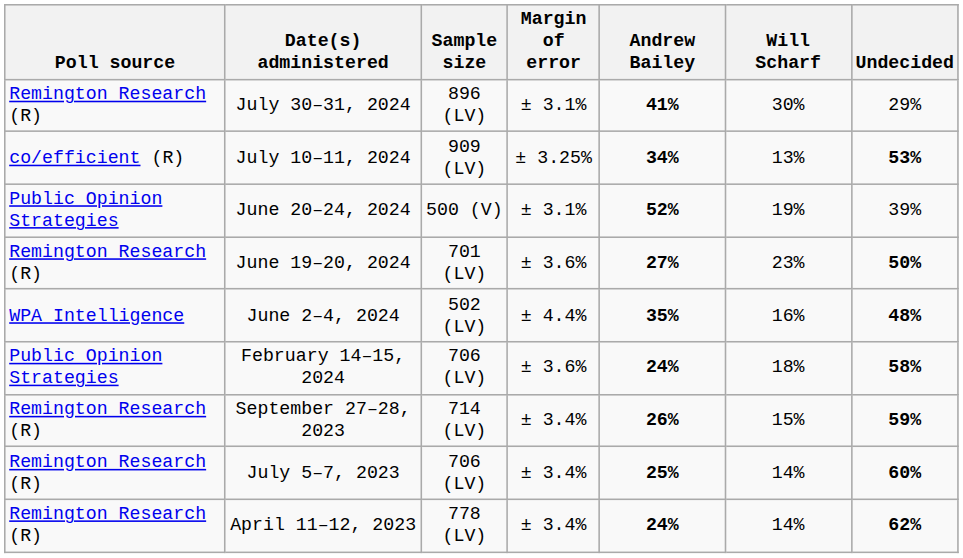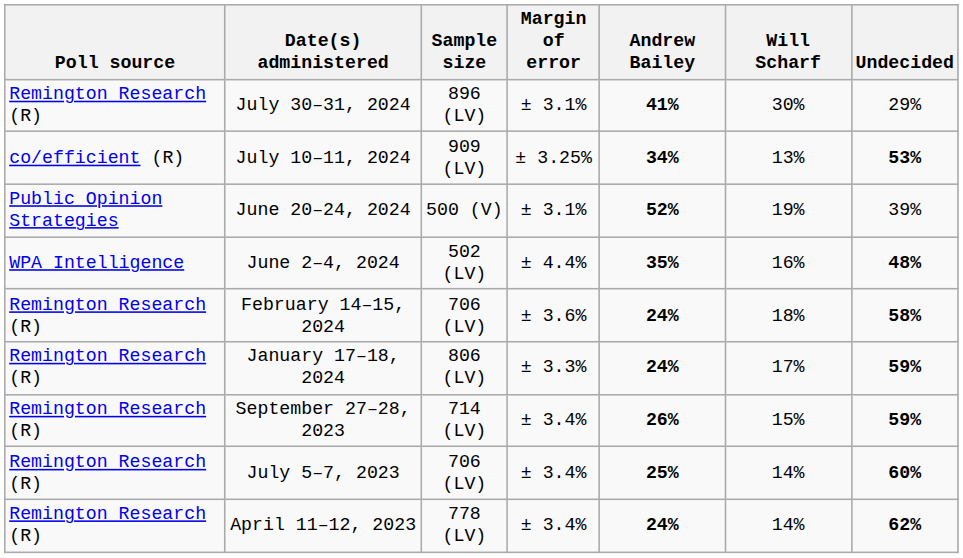- row: (323, 263)
(86, 368) Public Opinion Strategies -> (108, 315) Remington Research (R)
+ row: (323, 368)
